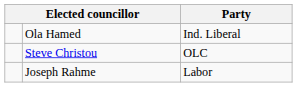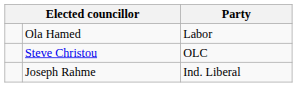(212, 33) Ind. Liberal -> (198, 33) Labor
(198, 72) Labor -> (212, 72) Ind. Liberal
